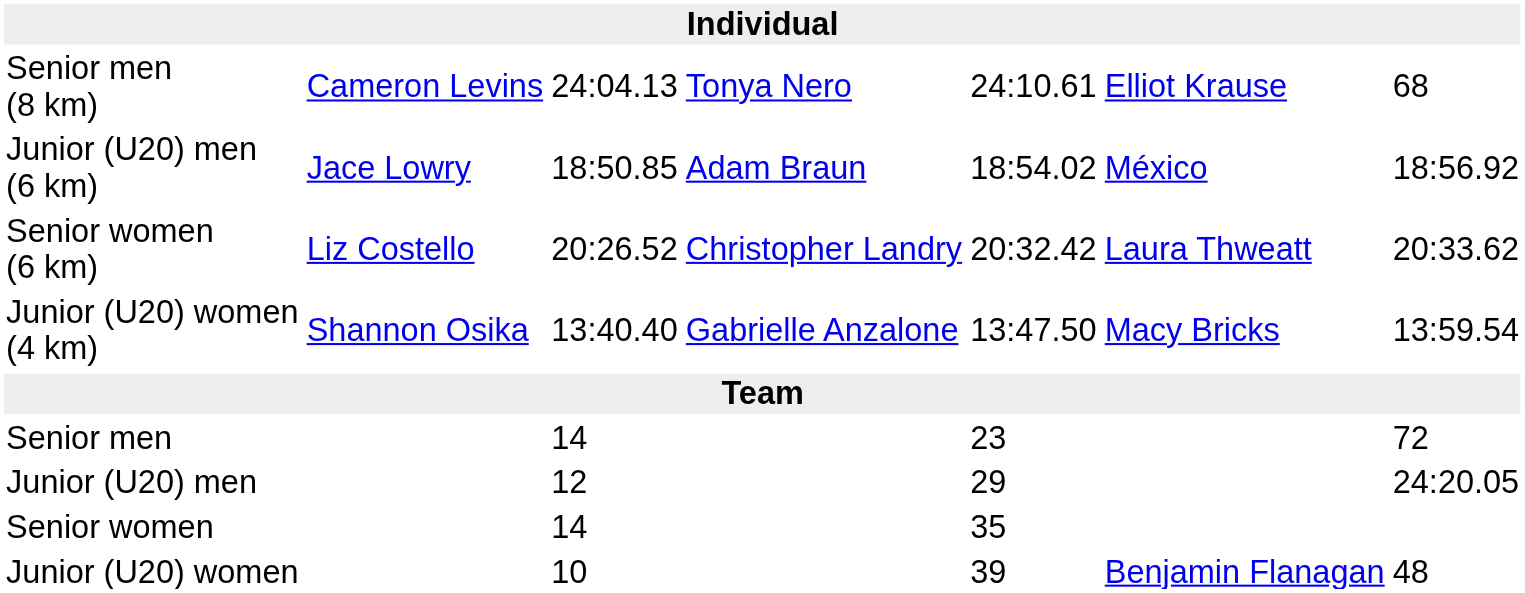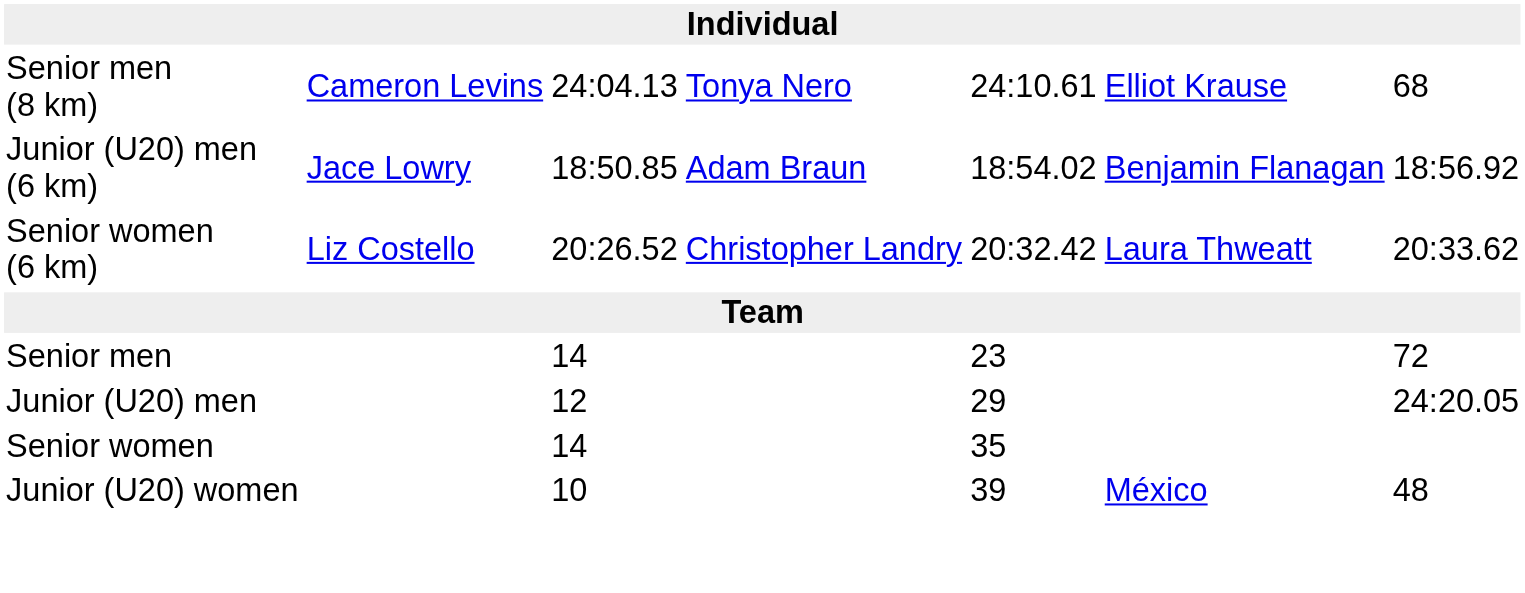(1156, 167) México -> (1245, 167) Benjamin Flanagan
- row: (152, 330)
(1245, 571) Benjamin Flanagan -> (1156, 490) México
